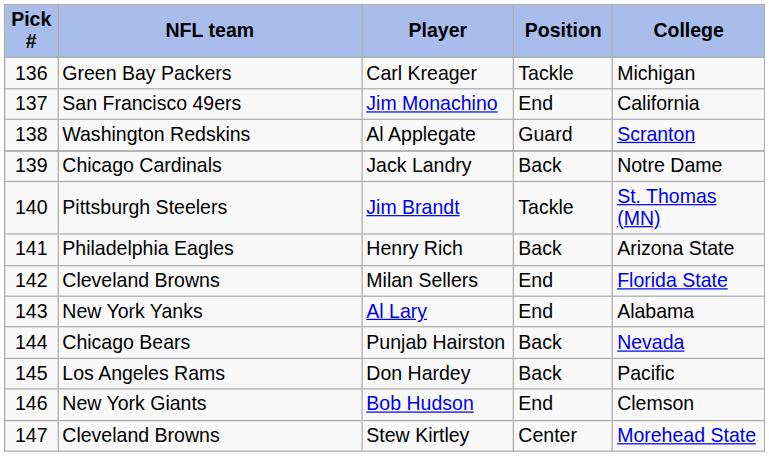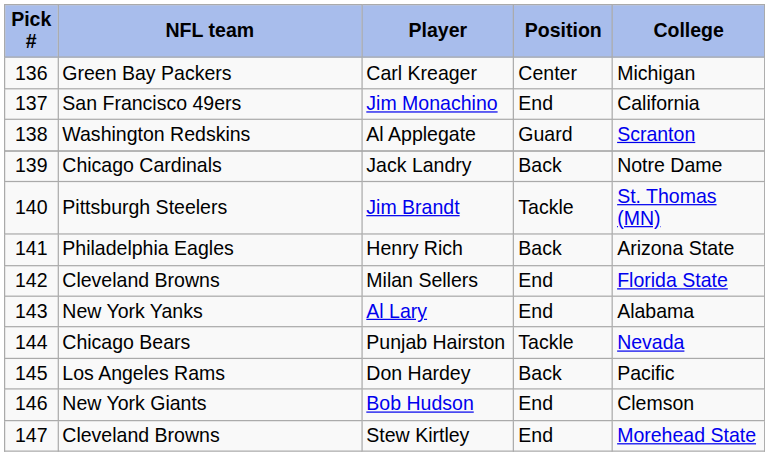(546, 72) Tackle -> (548, 72) Center
(540, 342) Back -> (546, 342) Tackle
(548, 435) Center -> (536, 435) End
